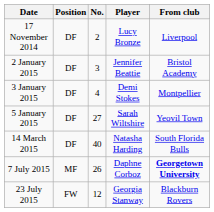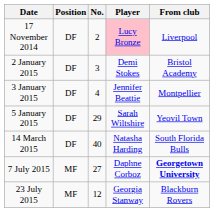(128, 36) no background -> (128, 36) pink background
(128, 67) Jennifer Beattie -> (128, 67) Demi Stokes
(128, 92) Demi Stokes -> (128, 92) Jennifer Beattie
(97, 118) 27 -> (97, 118) 29
(97, 168) 26 -> (97, 168) 27
(71, 194) FW -> (71, 194) MF
